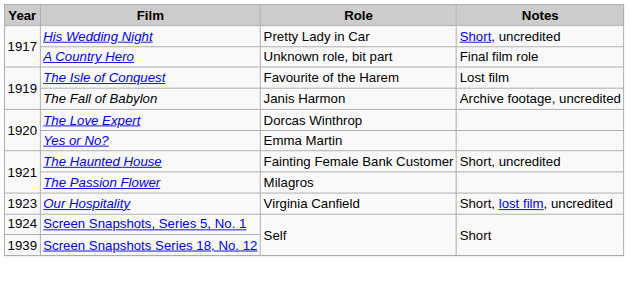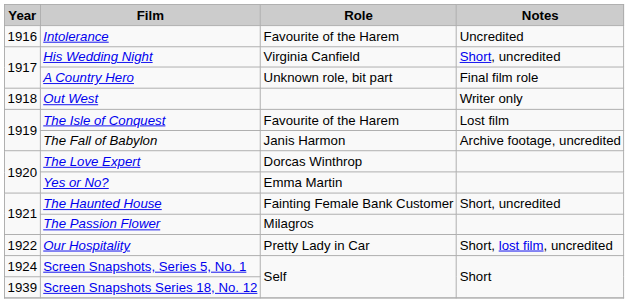+ row: (76, 36)
(317, 36) Pretty Lady in Car -> (312, 57) Virginia Canfield
+ row: (71, 99)
(22, 204) 1923 -> (22, 246) 1922
(312, 204) Virginia Canfield -> (317, 246) Pretty Lady in Car
